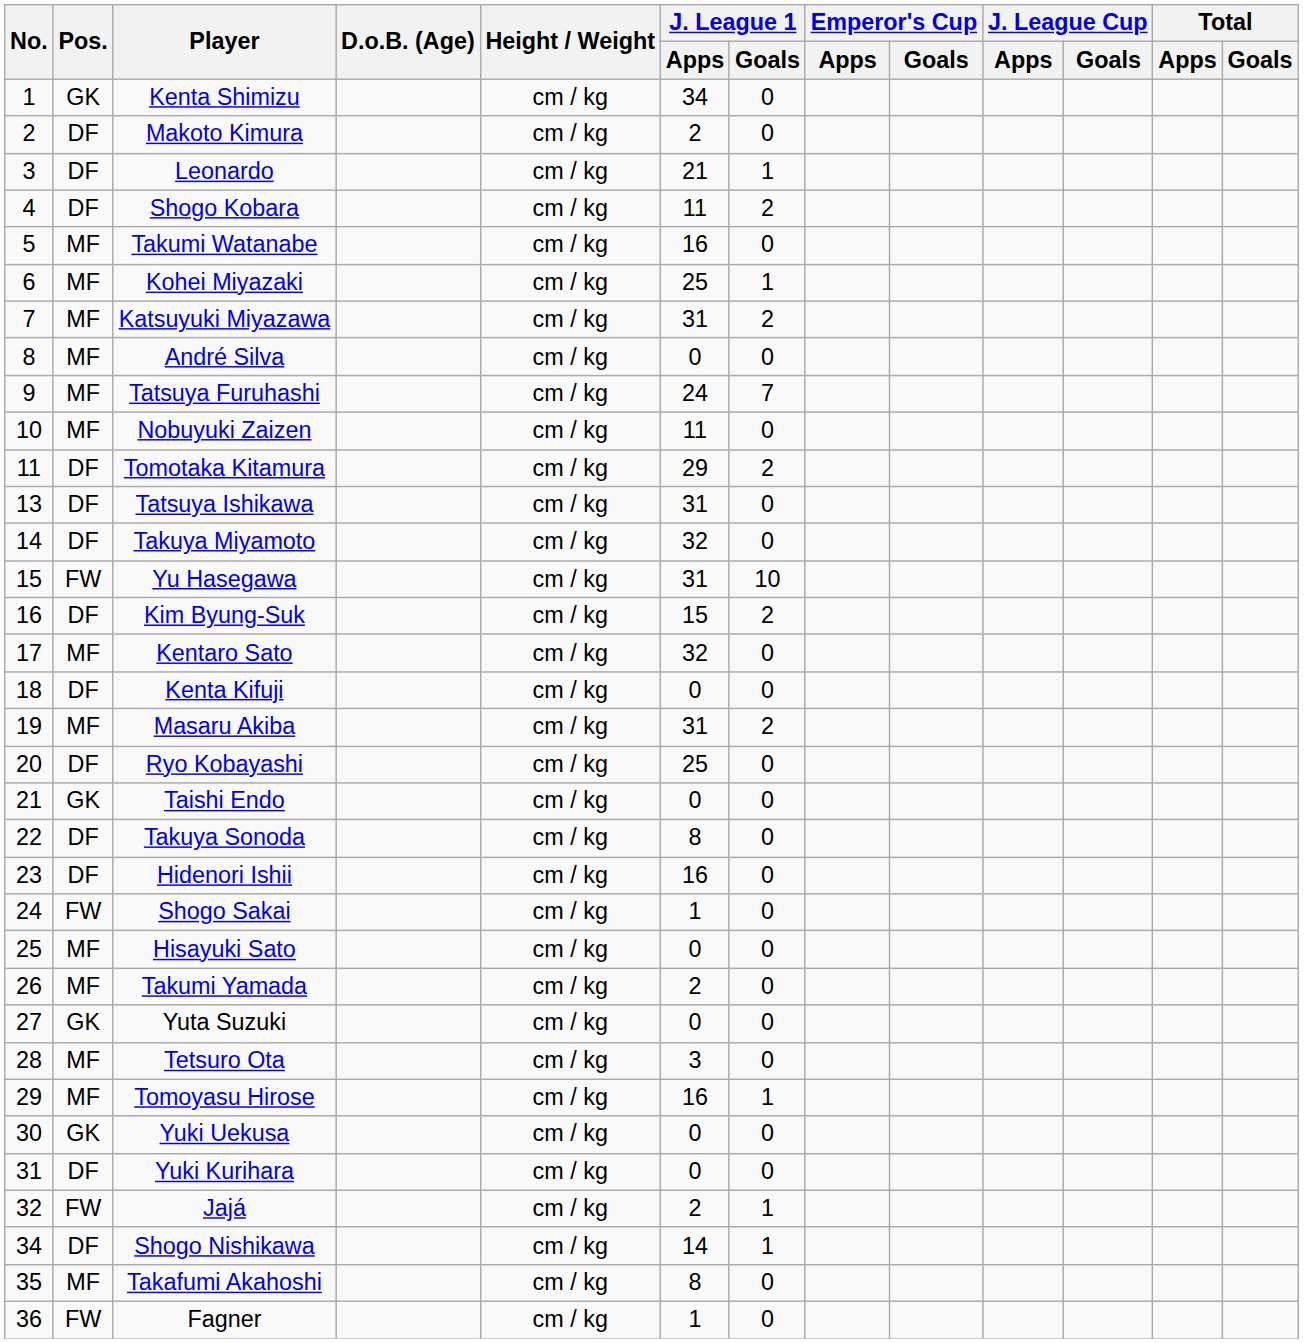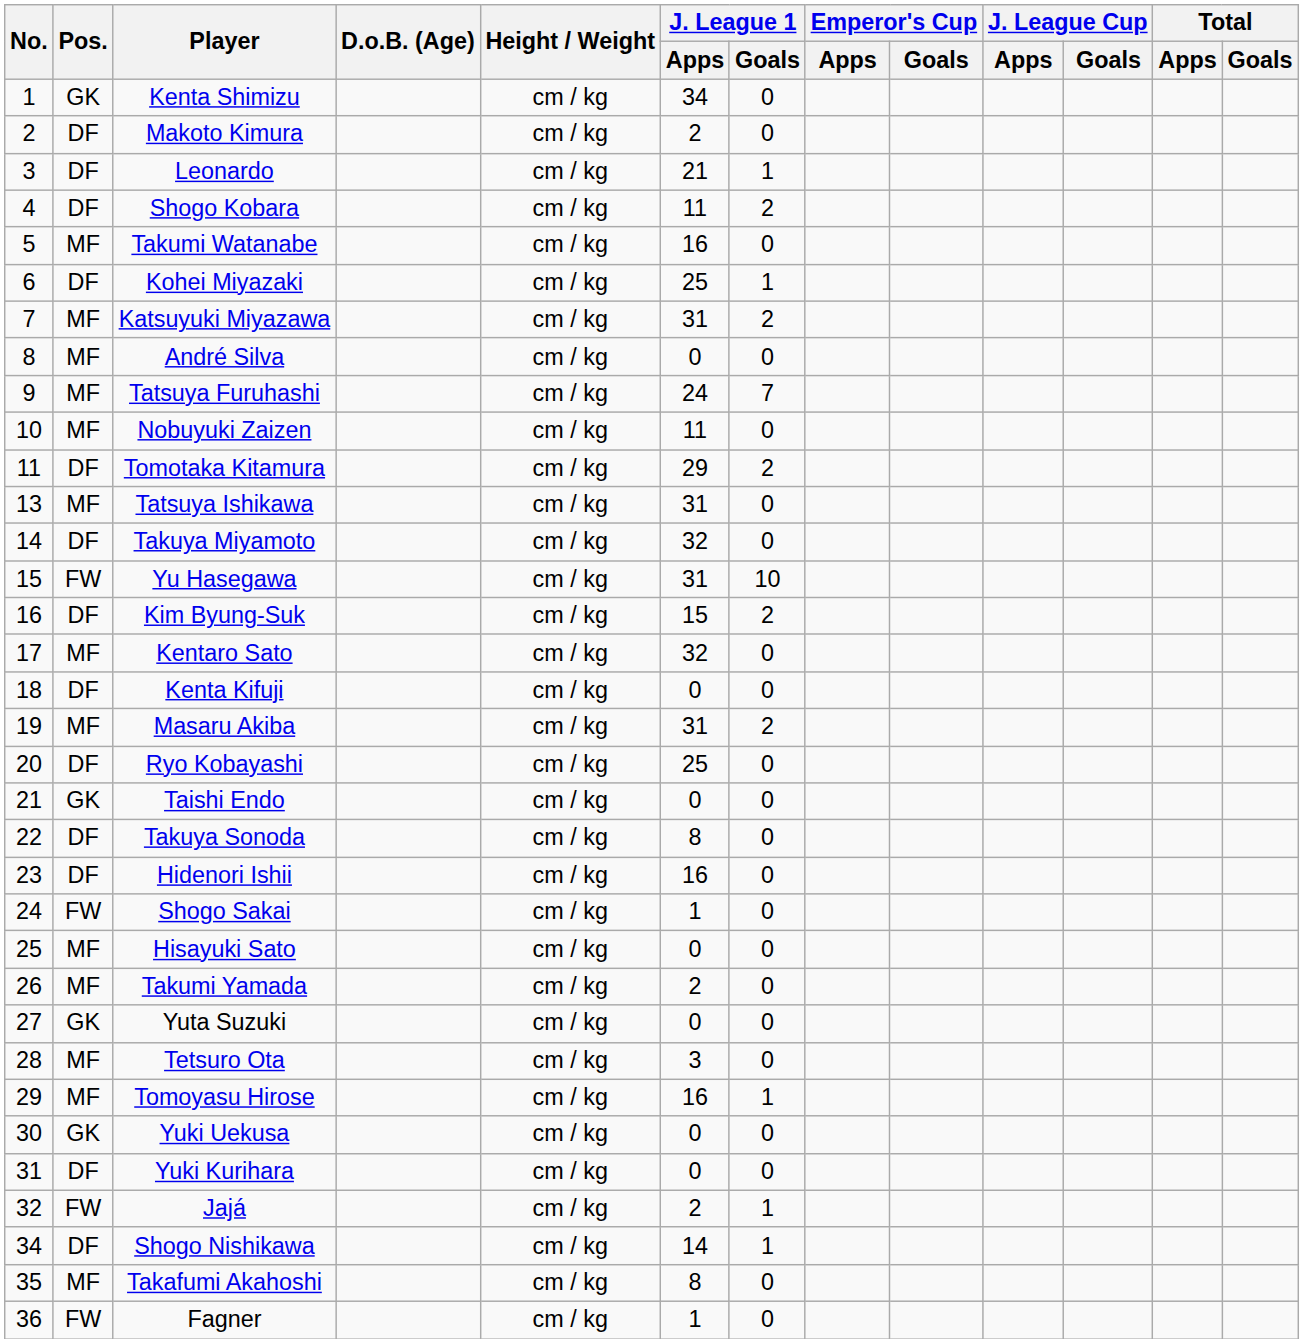(83, 282) MF -> (83, 282) DF
(83, 504) DF -> (83, 504) MF
